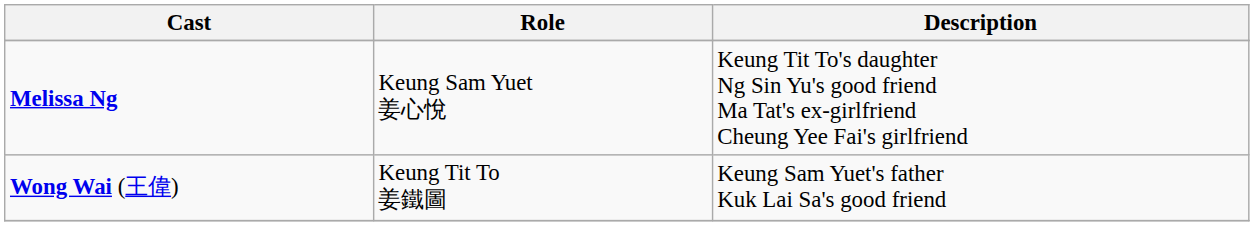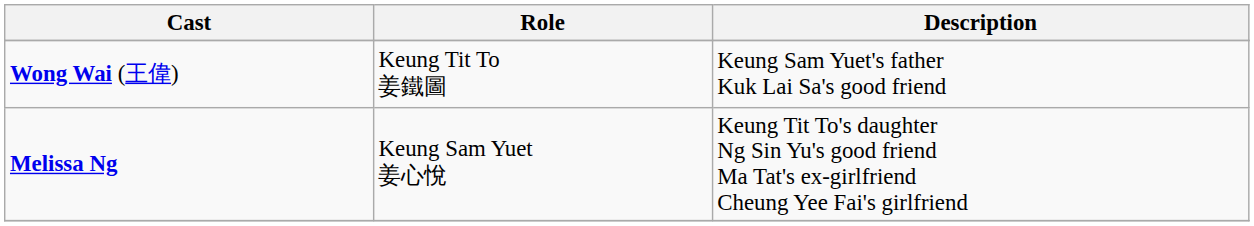rows swapped: (64, 97) <-> (94, 186)
